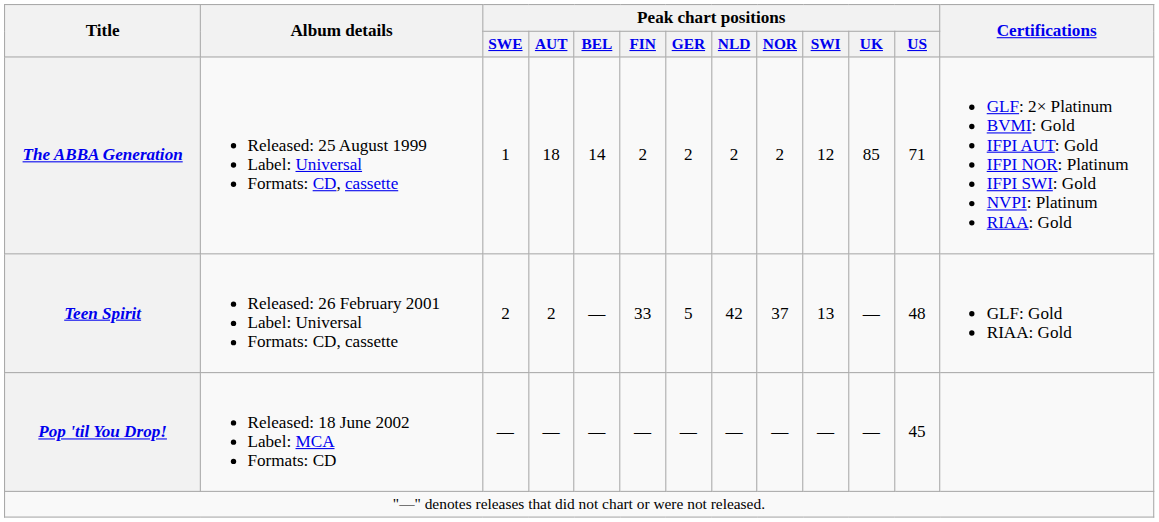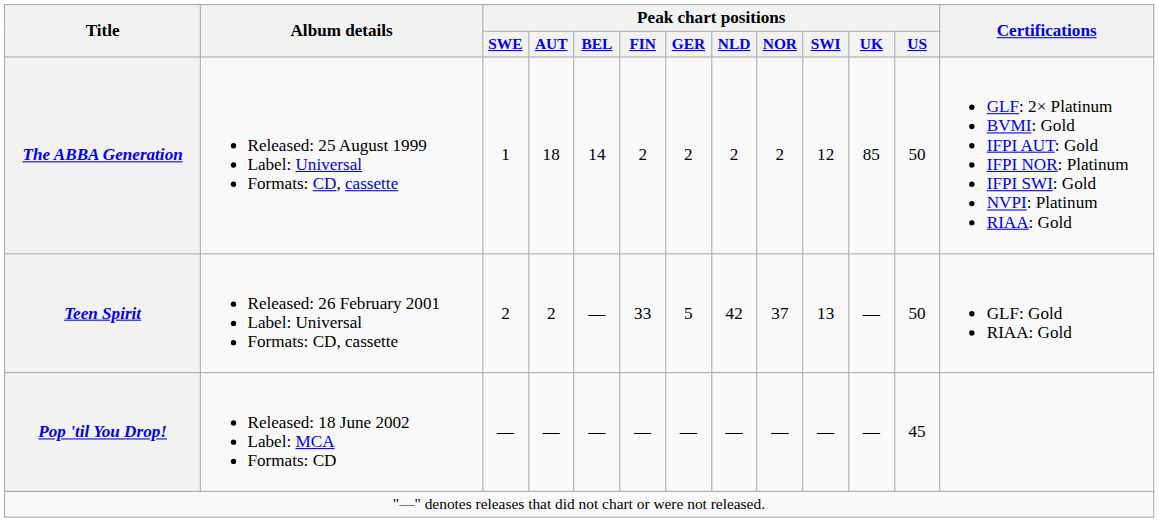(917, 155) 71 -> (917, 155) 50
(917, 312) 48 -> (917, 312) 50
